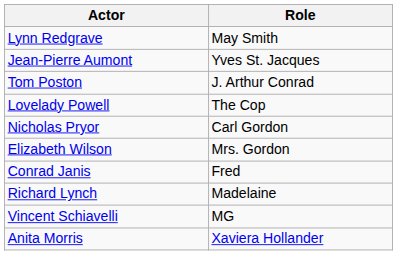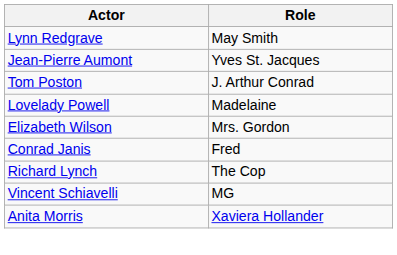(238, 104) The Cop -> (244, 104) Madelaine
- row: (53, 127)
(244, 194) Madelaine -> (238, 171) The Cop
